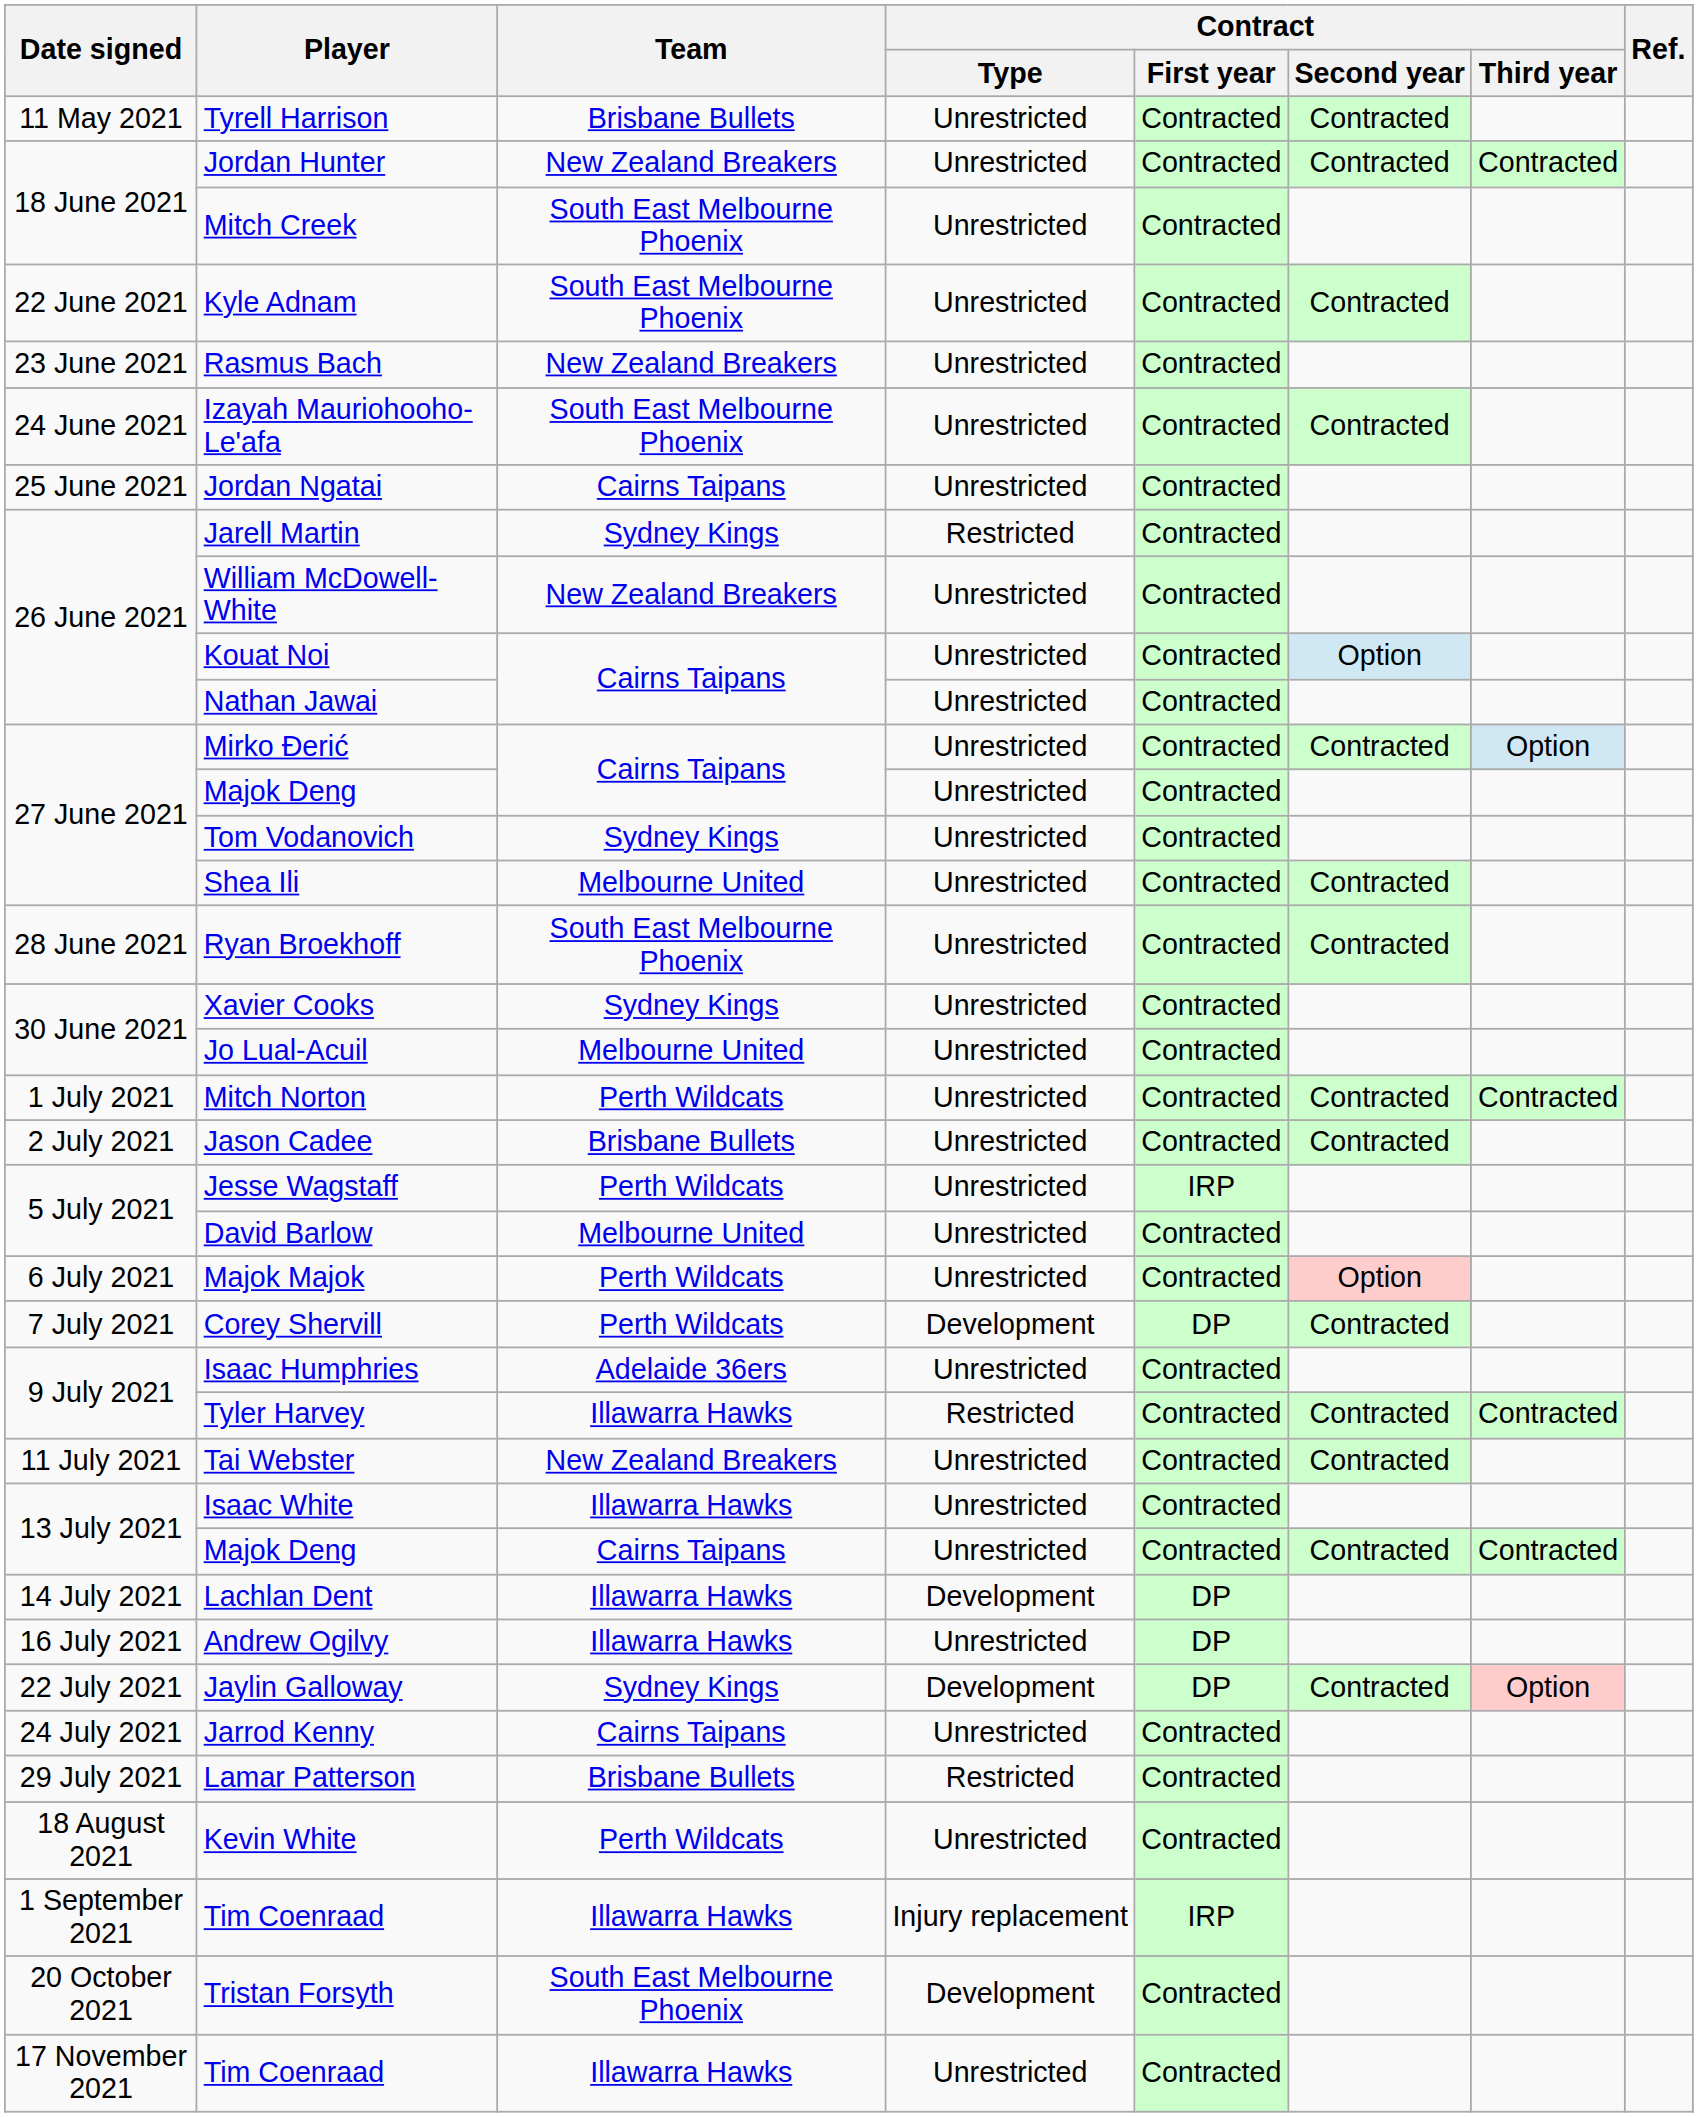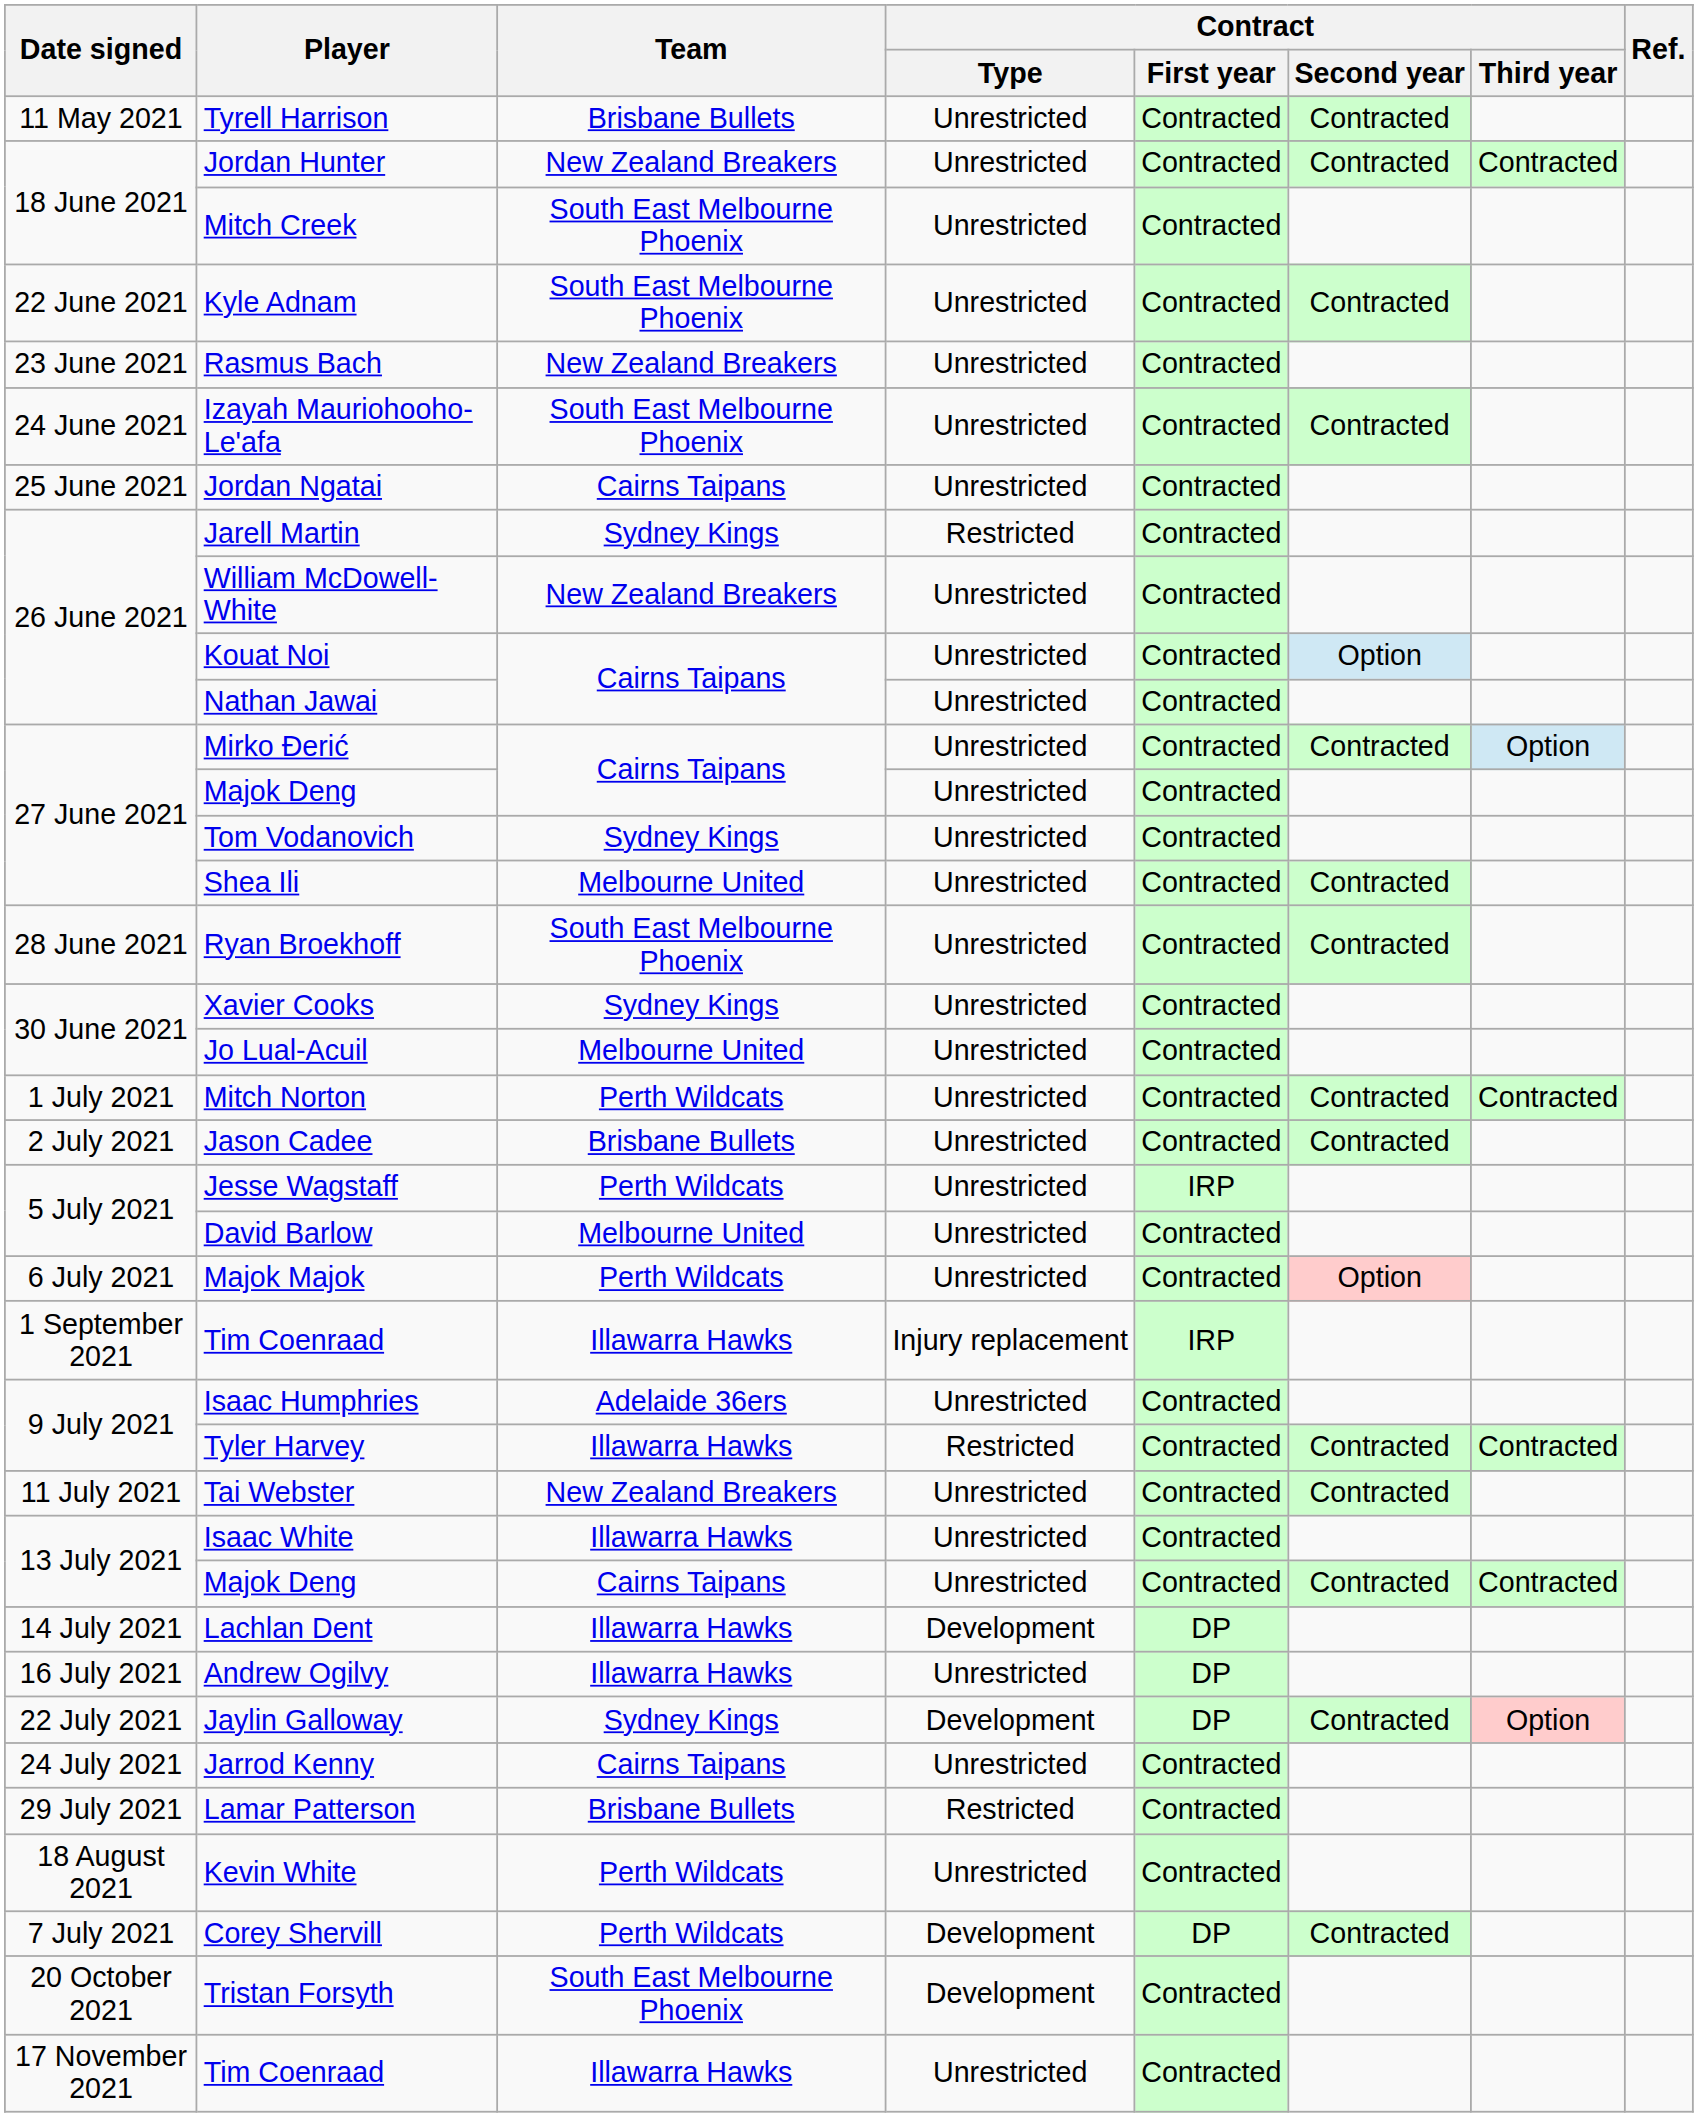rows swapped: (101, 1323) <-> (101, 1917)
